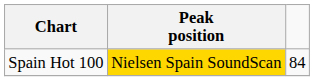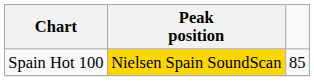(297, 62) 84 -> (297, 62) 85
